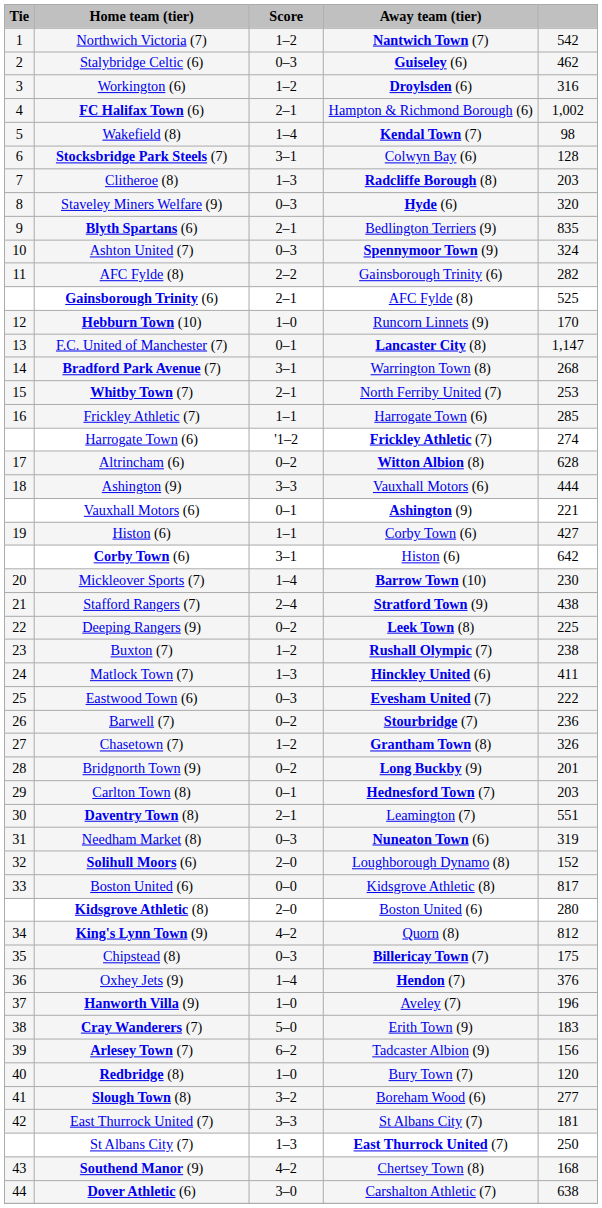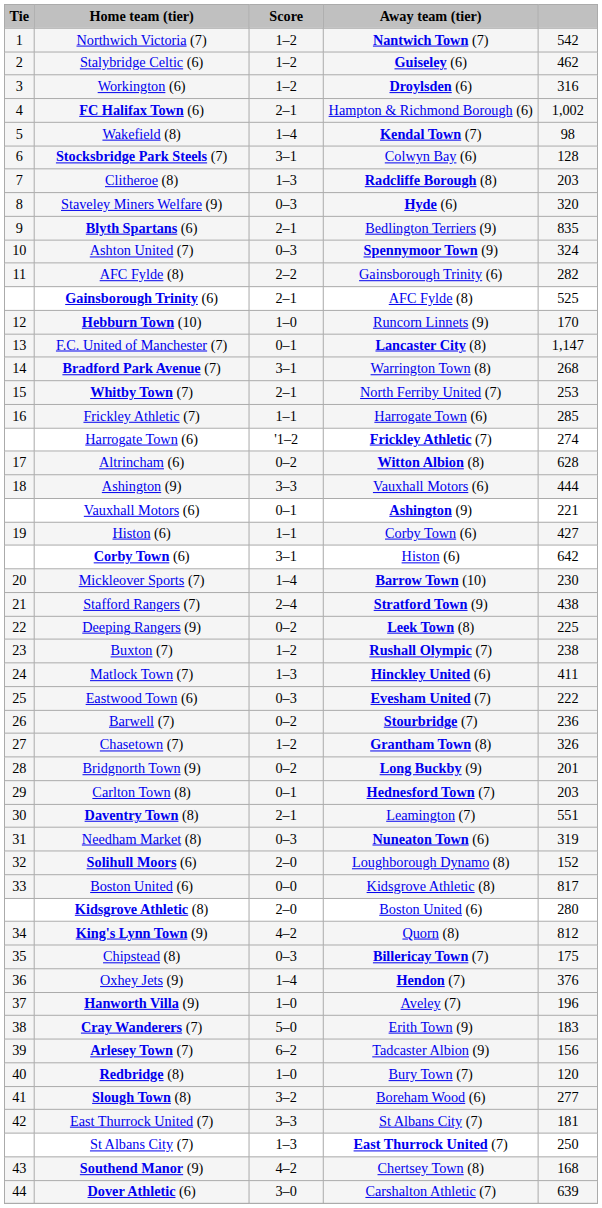(286, 63) 0–3 -> (286, 63) 1–2
(568, 1192) 638 -> (568, 1192) 639
